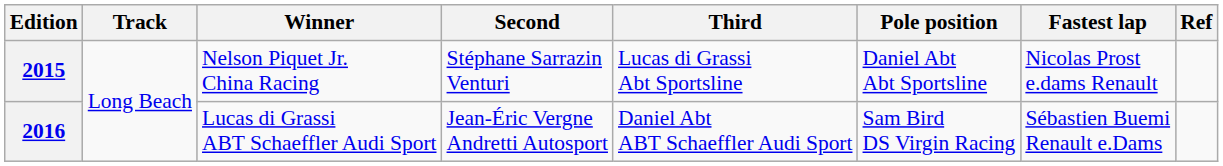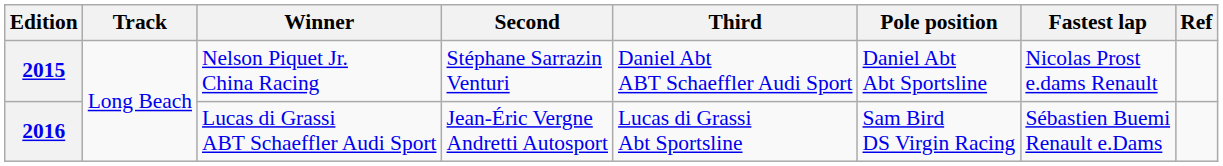(685, 70) Lucas di Grassi Abt Sportsline -> (735, 70) Daniel Abt ABT Schaeffler Audi Sport
(735, 131) Daniel Abt ABT Schaeffler Audi Sport -> (685, 131) Lucas di Grassi Abt Sportsline
